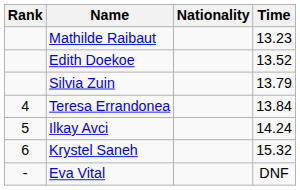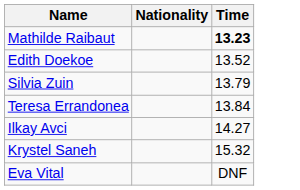- column: (25, 15)
(274, 38) normal -> (233, 38) bold
(274, 128) 14.24 -> (233, 128) 14.27
